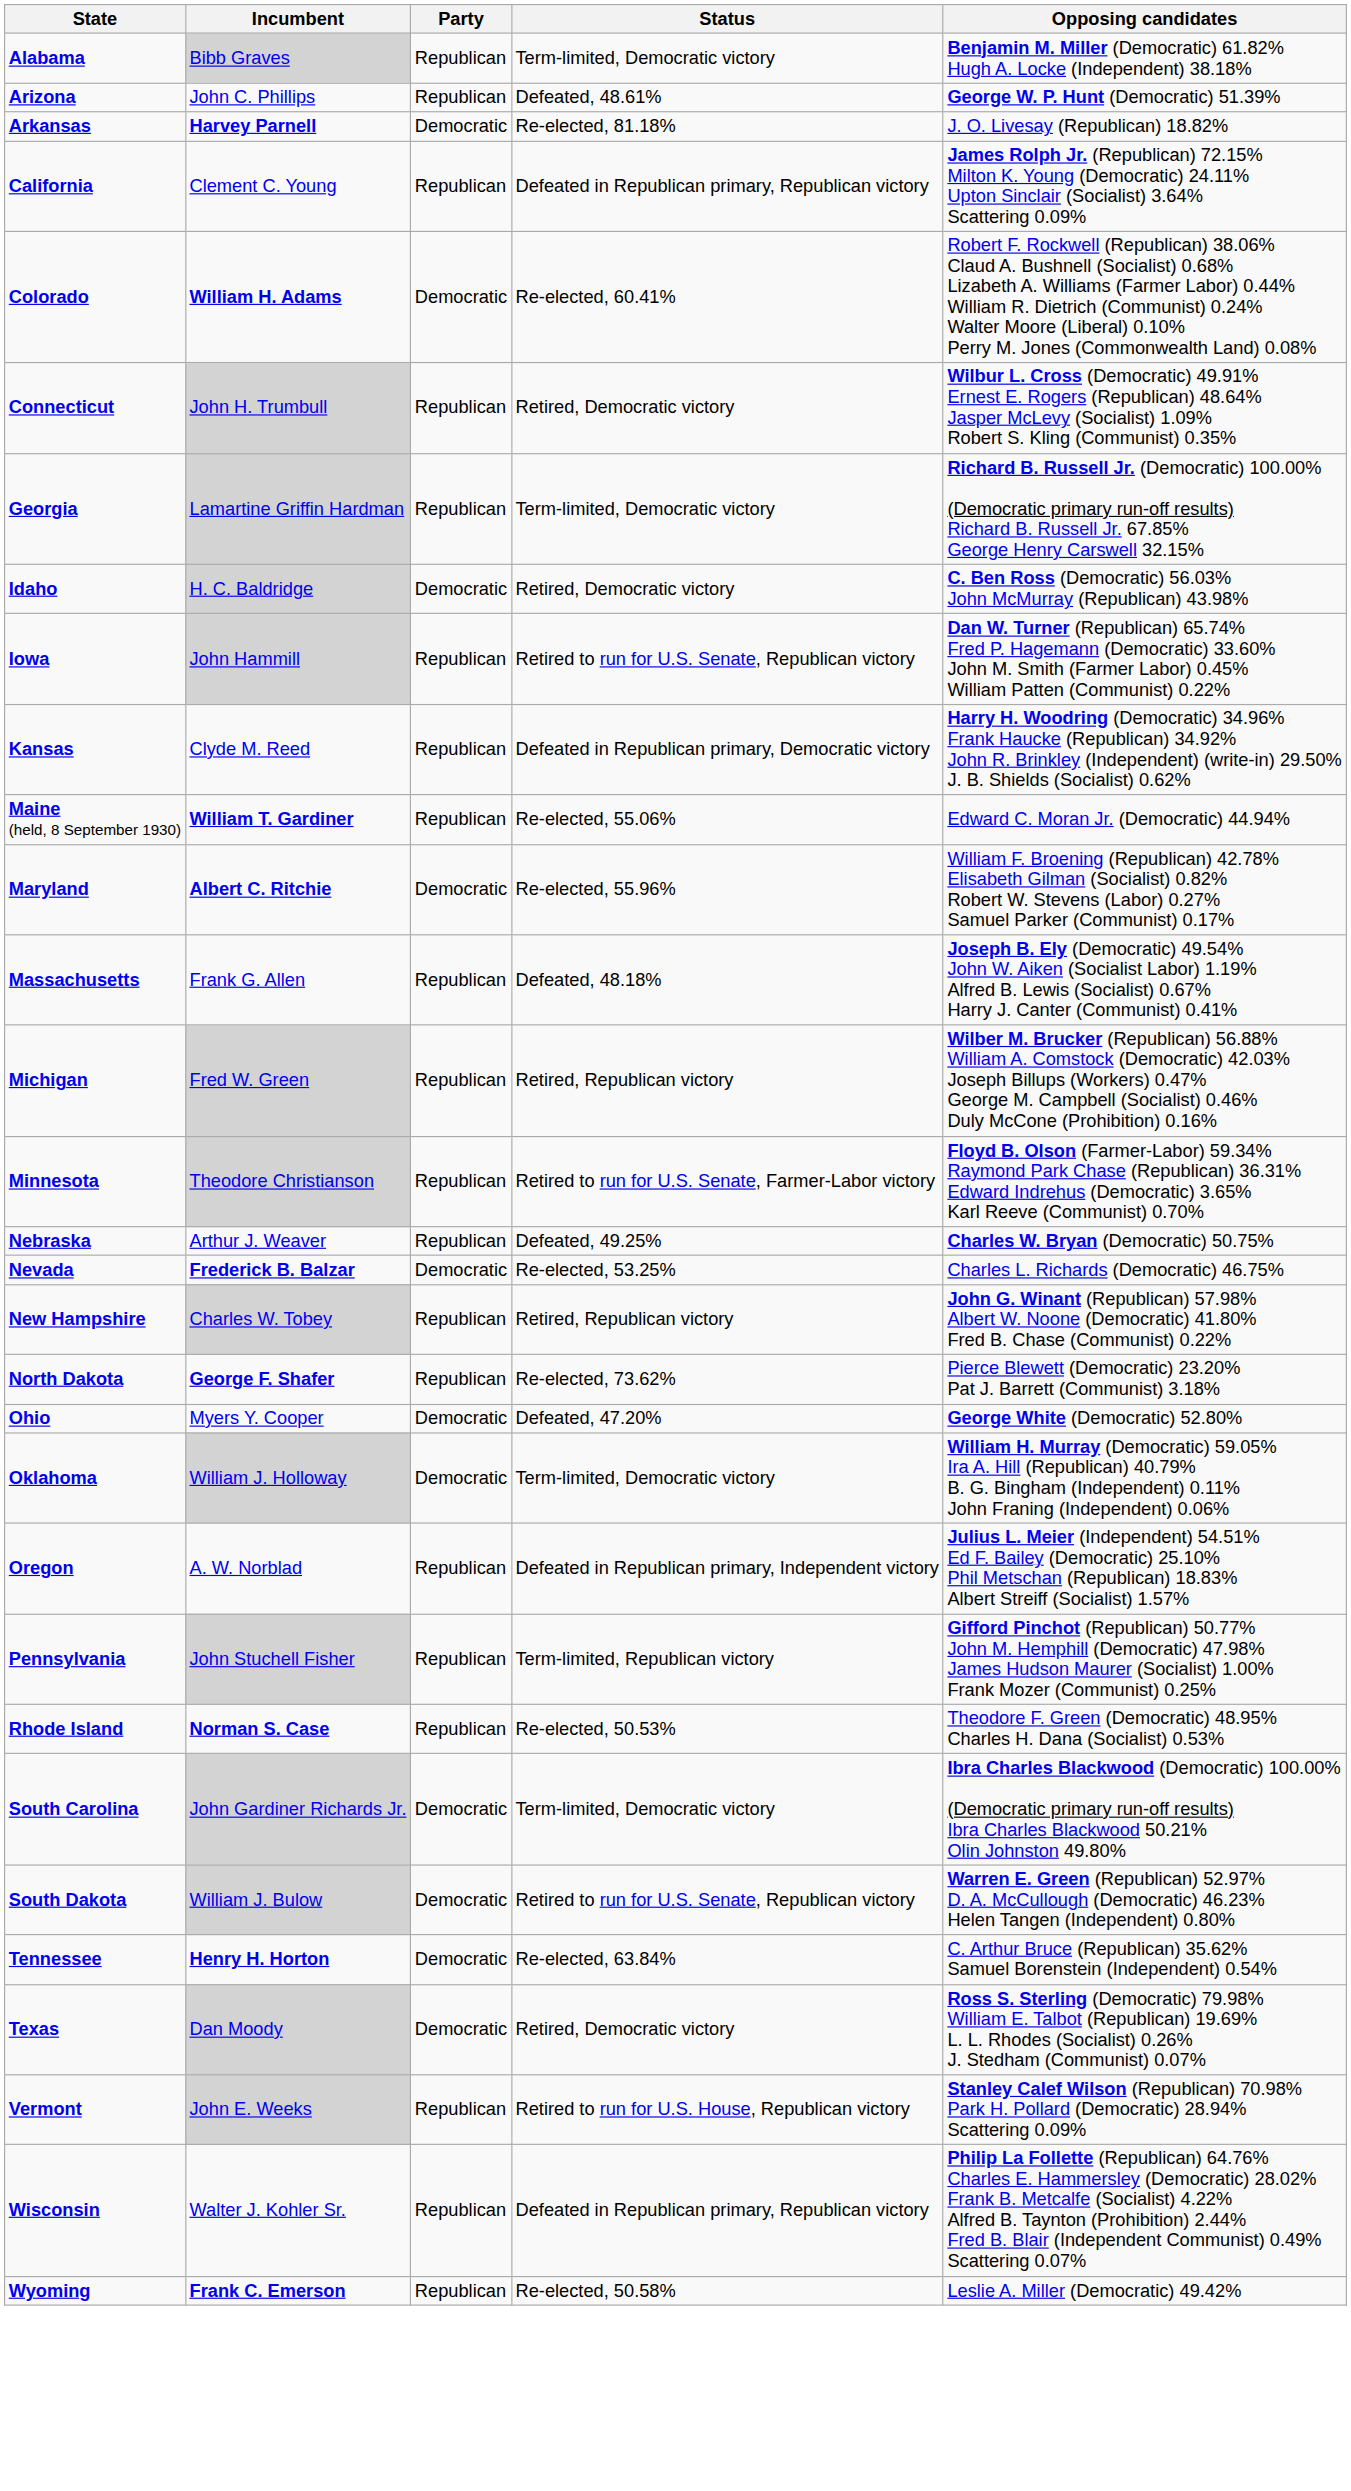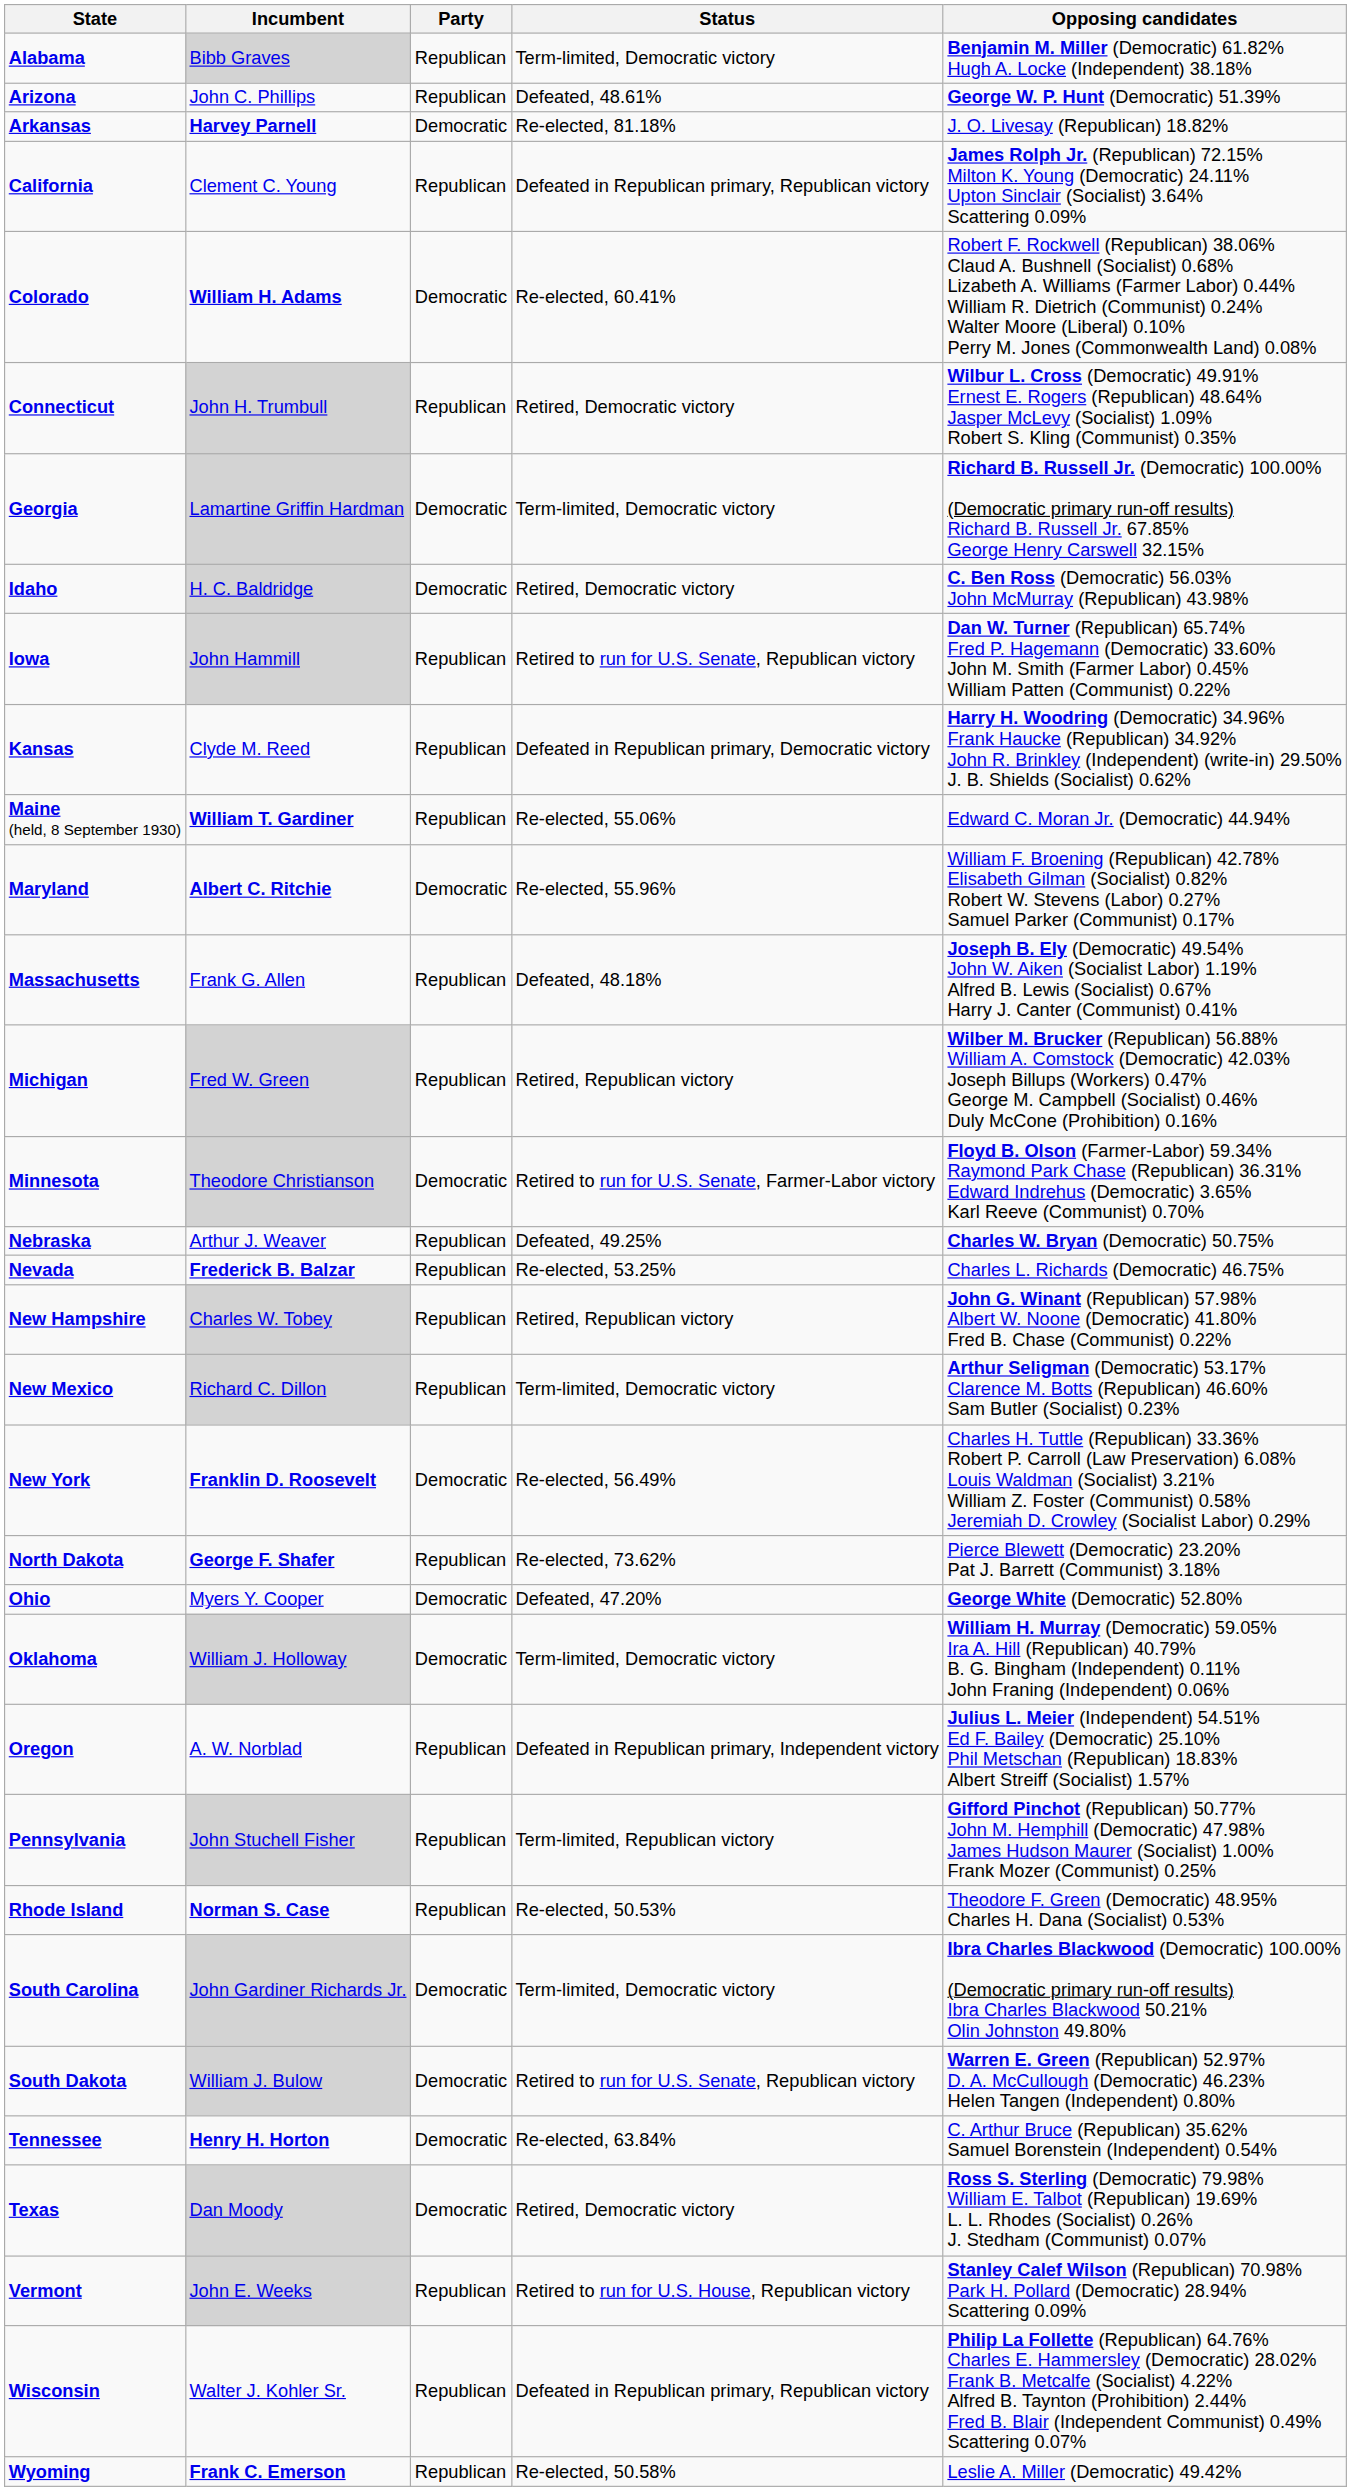(460, 508) Republican -> (461, 508) Democratic
(460, 1181) Republican -> (461, 1181) Democratic
(461, 1269) Democratic -> (460, 1269) Republican
+ row: (61, 1389)
+ row: (49, 1479)
